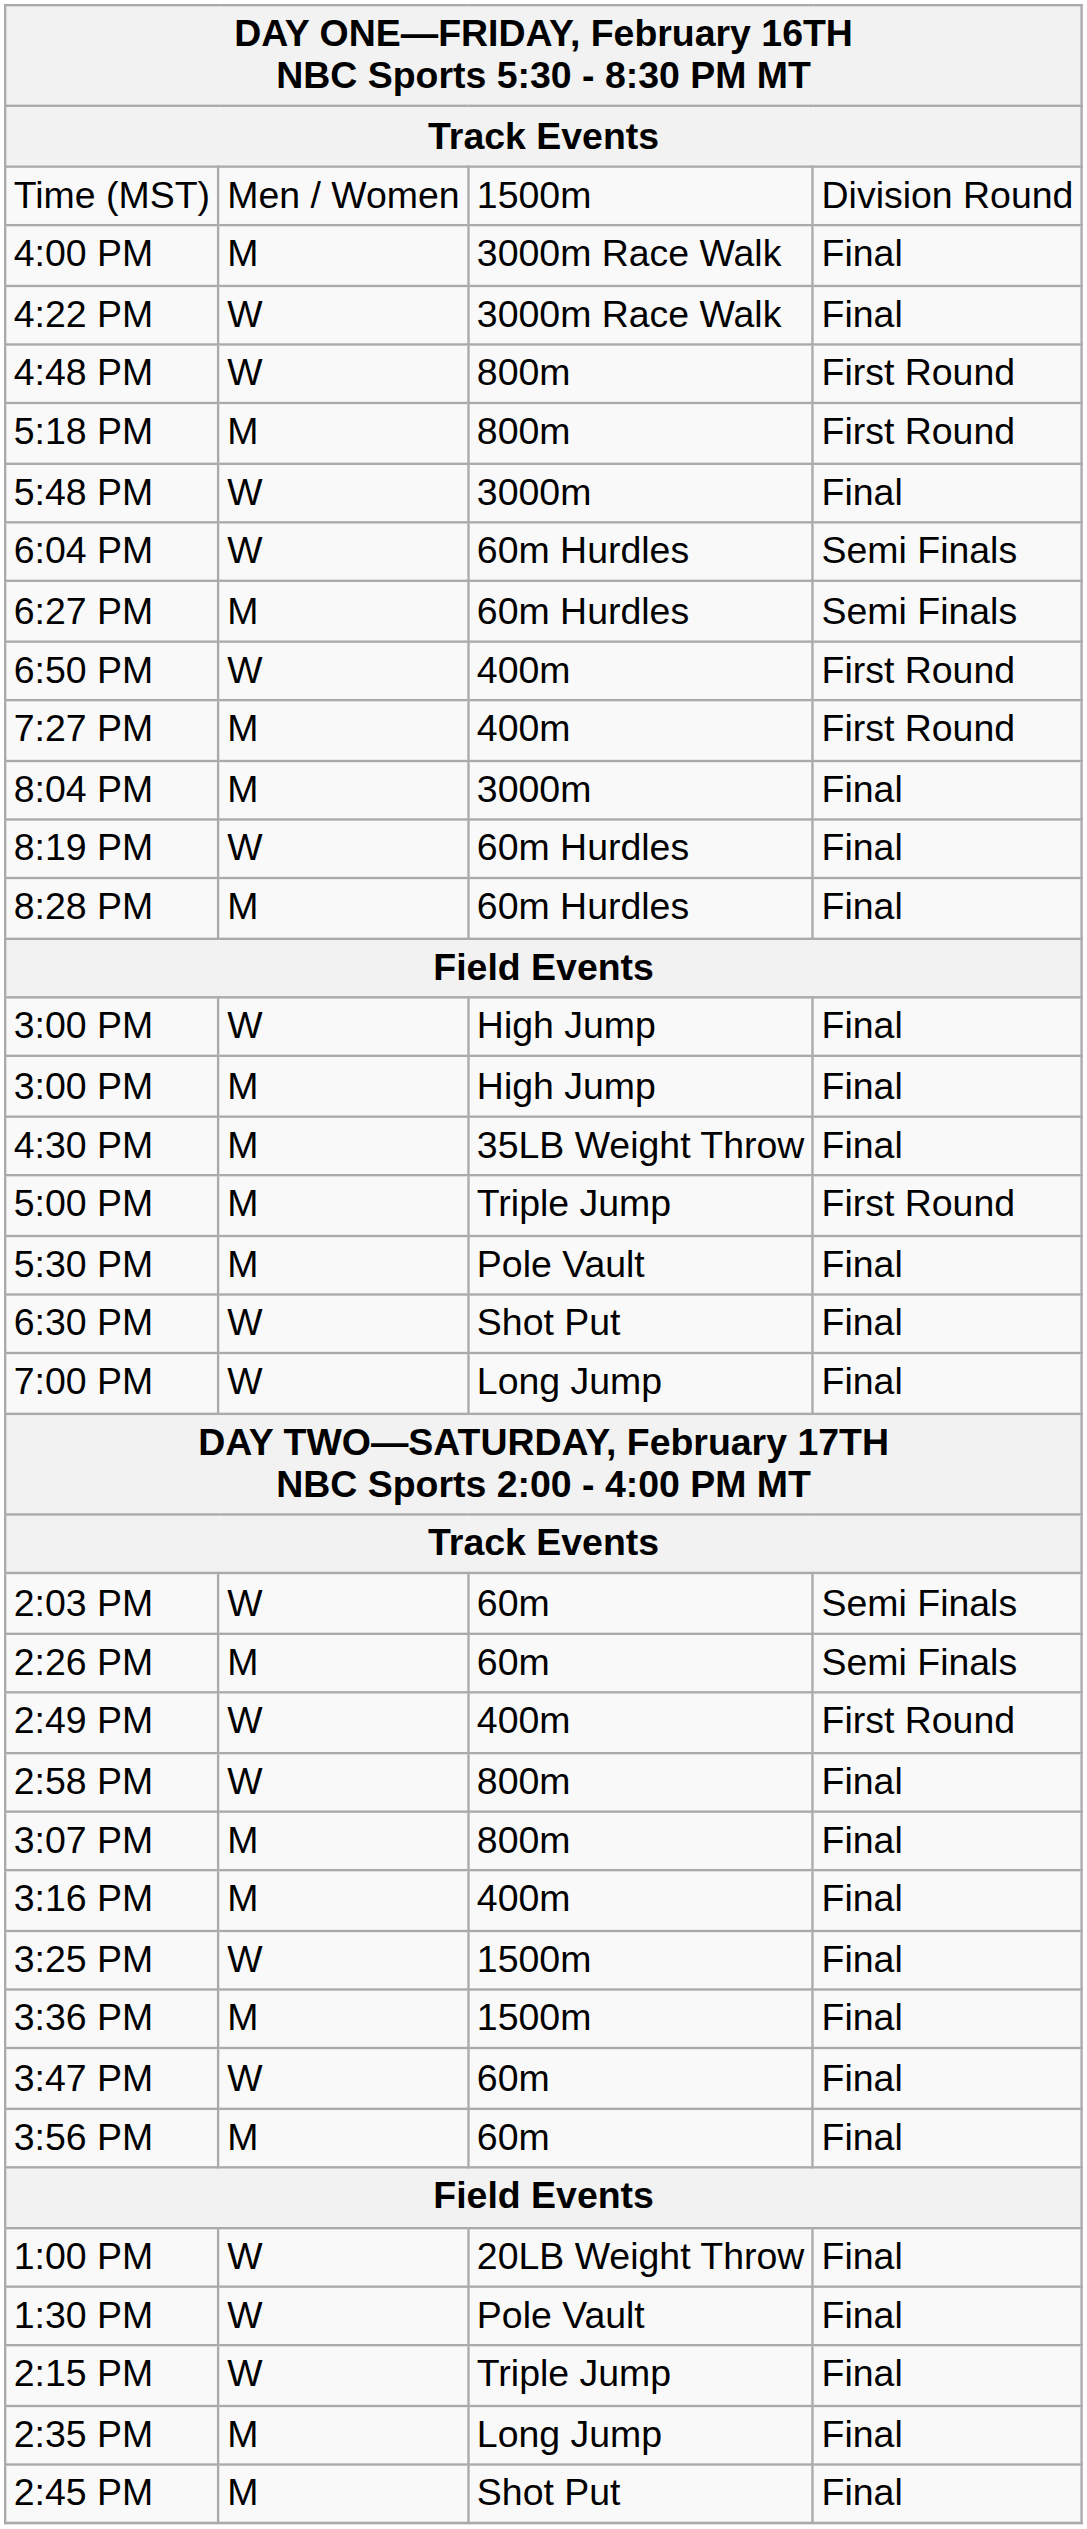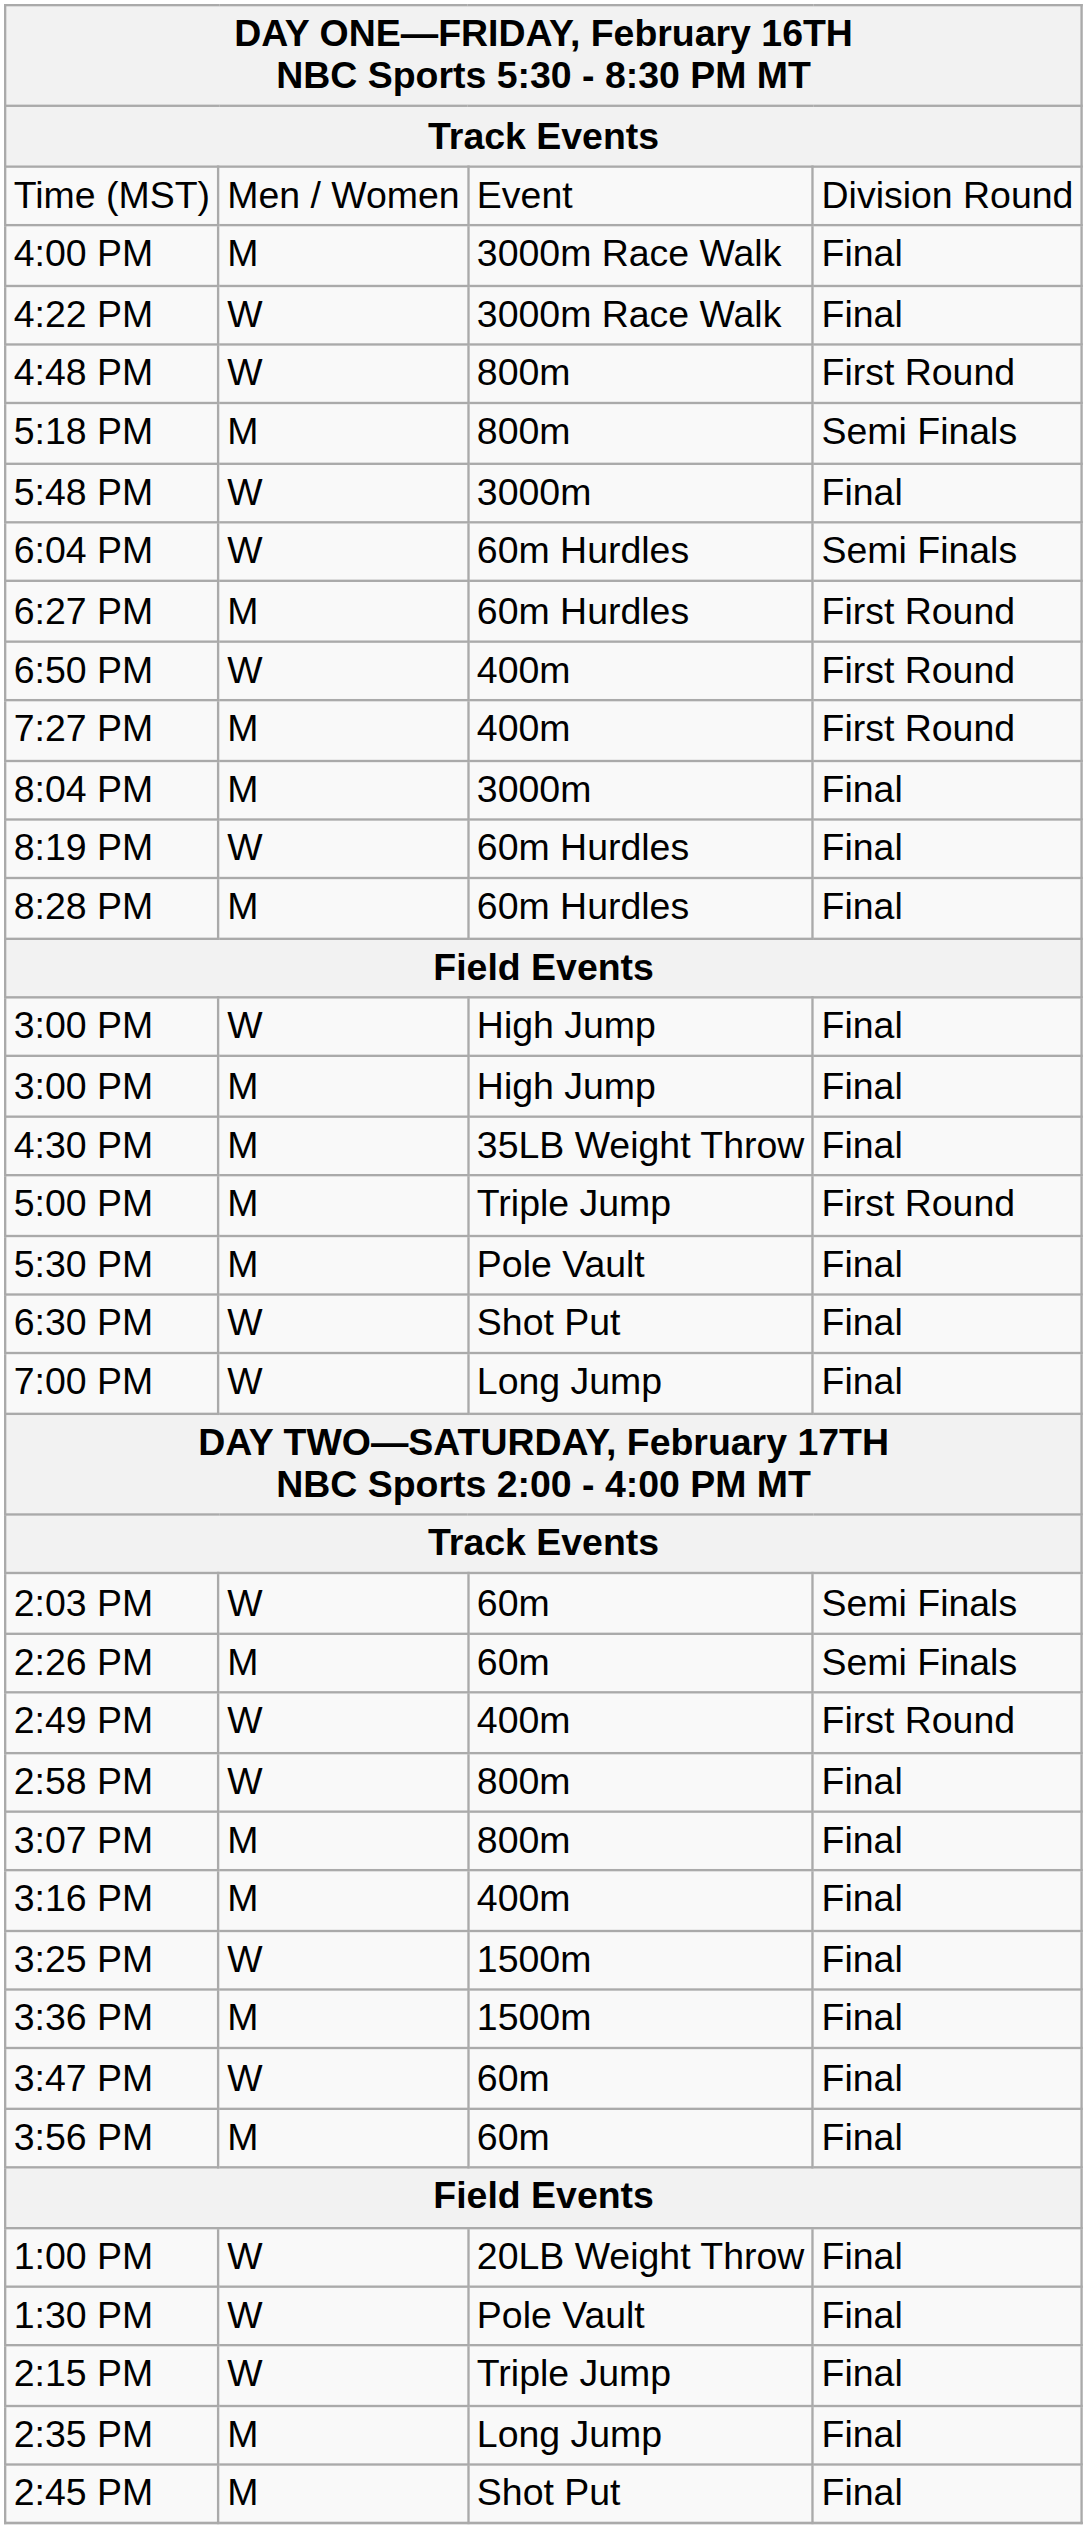(534, 195) 1500m -> (525, 195) Event
(918, 432) First Round -> (919, 432) Semi Finals
(919, 610) Semi Finals -> (918, 610) First Round
